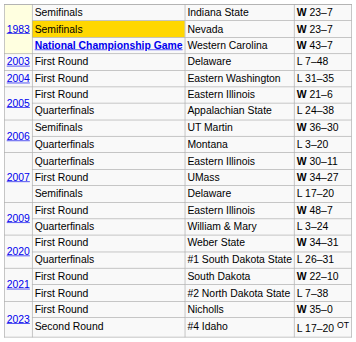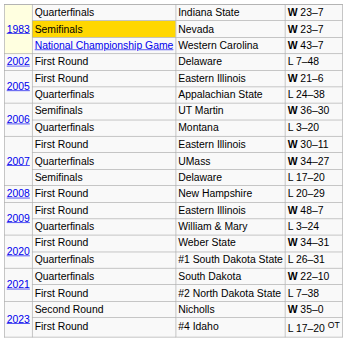(59, 12) Semifinals -> (64, 12) Quarterfinals
(109, 45) bold -> (104, 45) normal
(18, 62) 2003 -> (18, 62) 2002
- row: (234, 78)
(64, 161) Quarterfinals -> (62, 144) First Round
(62, 177) First Round -> (64, 161) Quarterfinals
+ row: (215, 194)
(62, 276) First Round -> (64, 276) Quarterfinals
(62, 309) First Round -> (69, 309) Second Round
(69, 327) Second Round -> (62, 327) First Round
